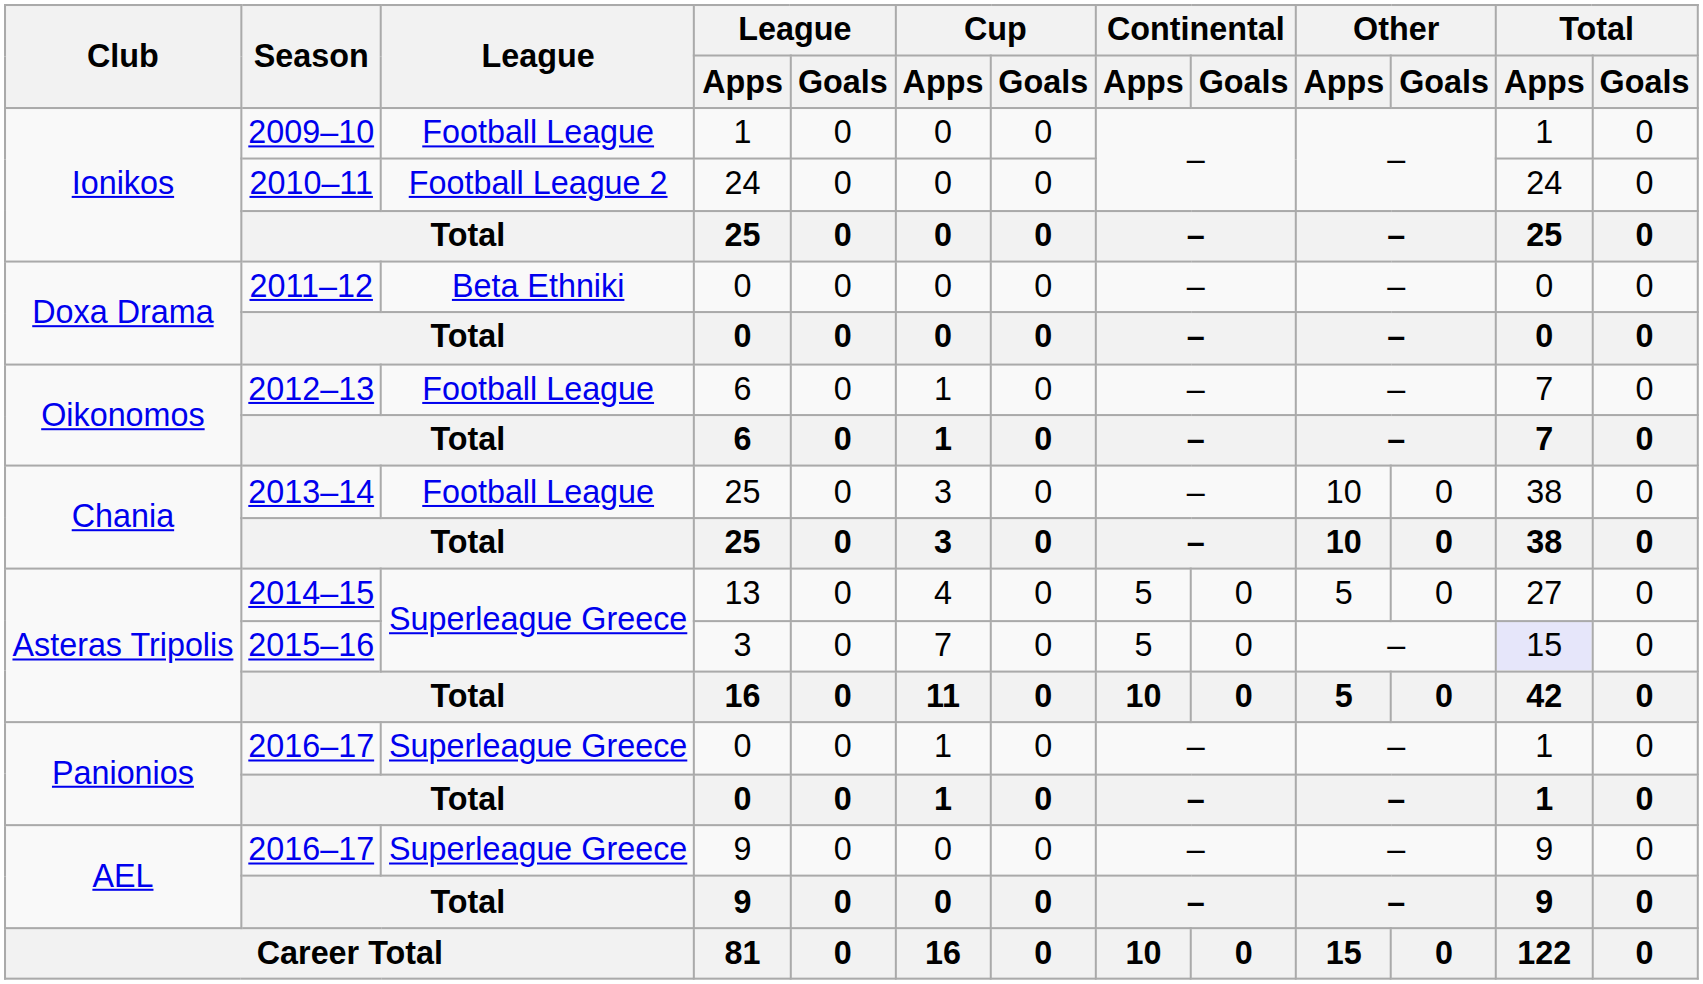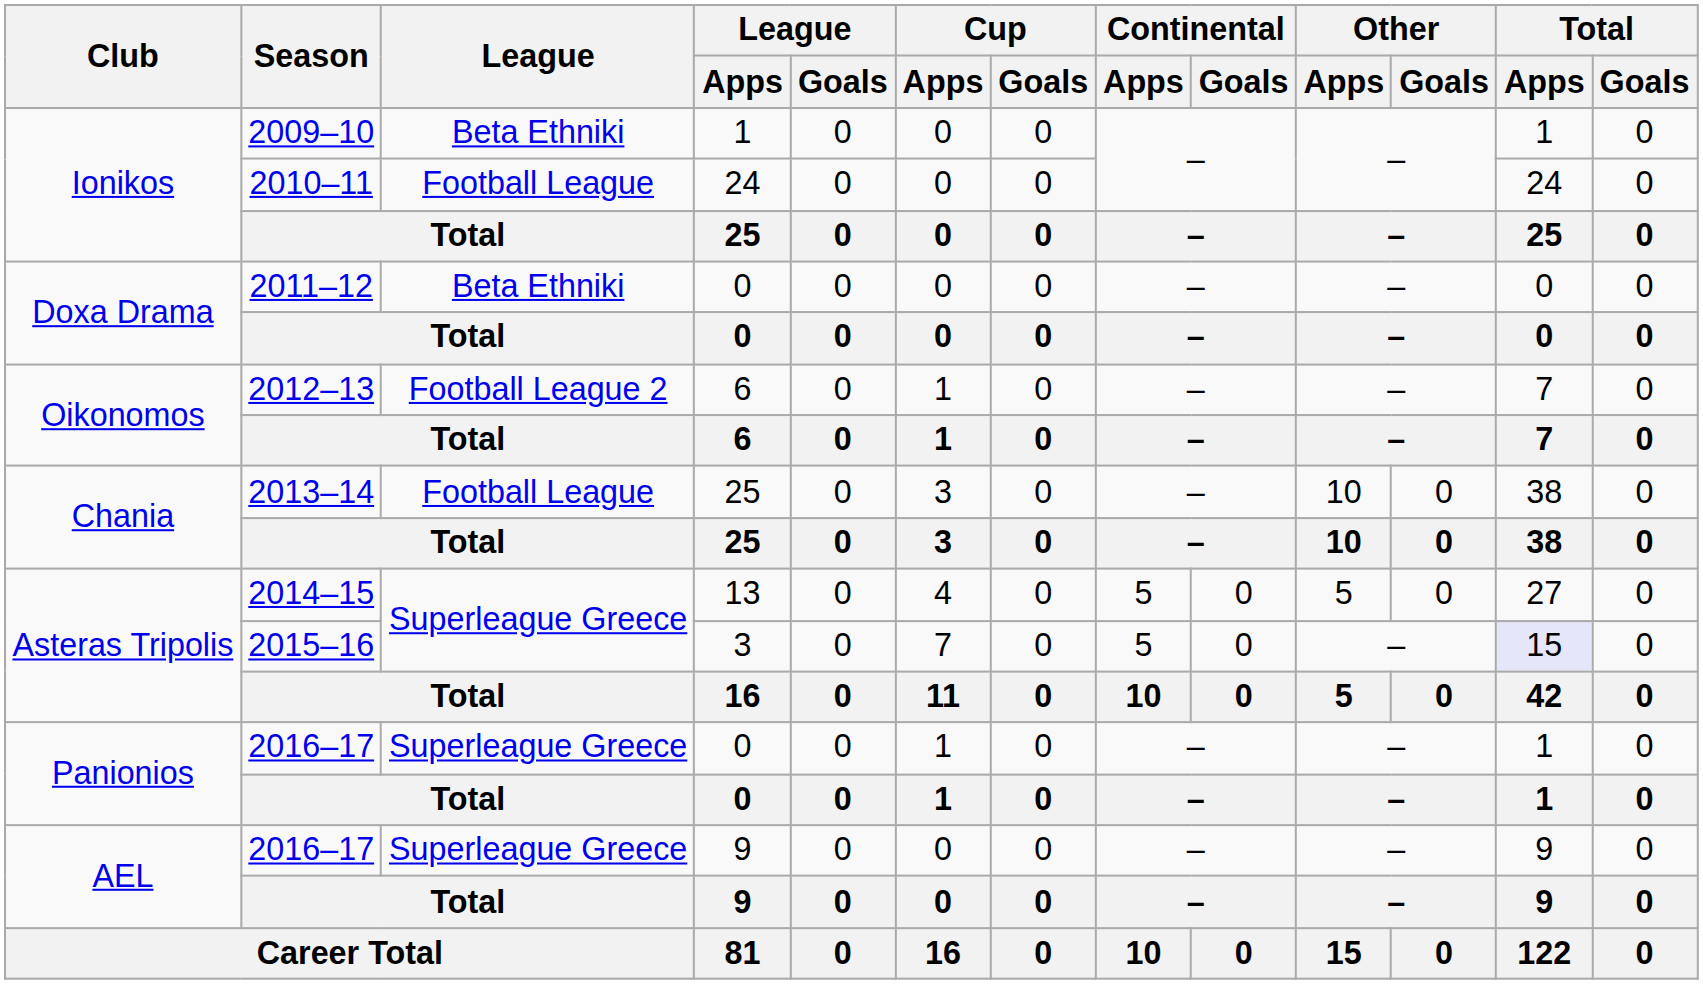(538, 132) Football League -> (538, 132) Beta Ethniki
(538, 183) Football League 2 -> (538, 183) Football League
(538, 388) Football League -> (538, 388) Football League 2
